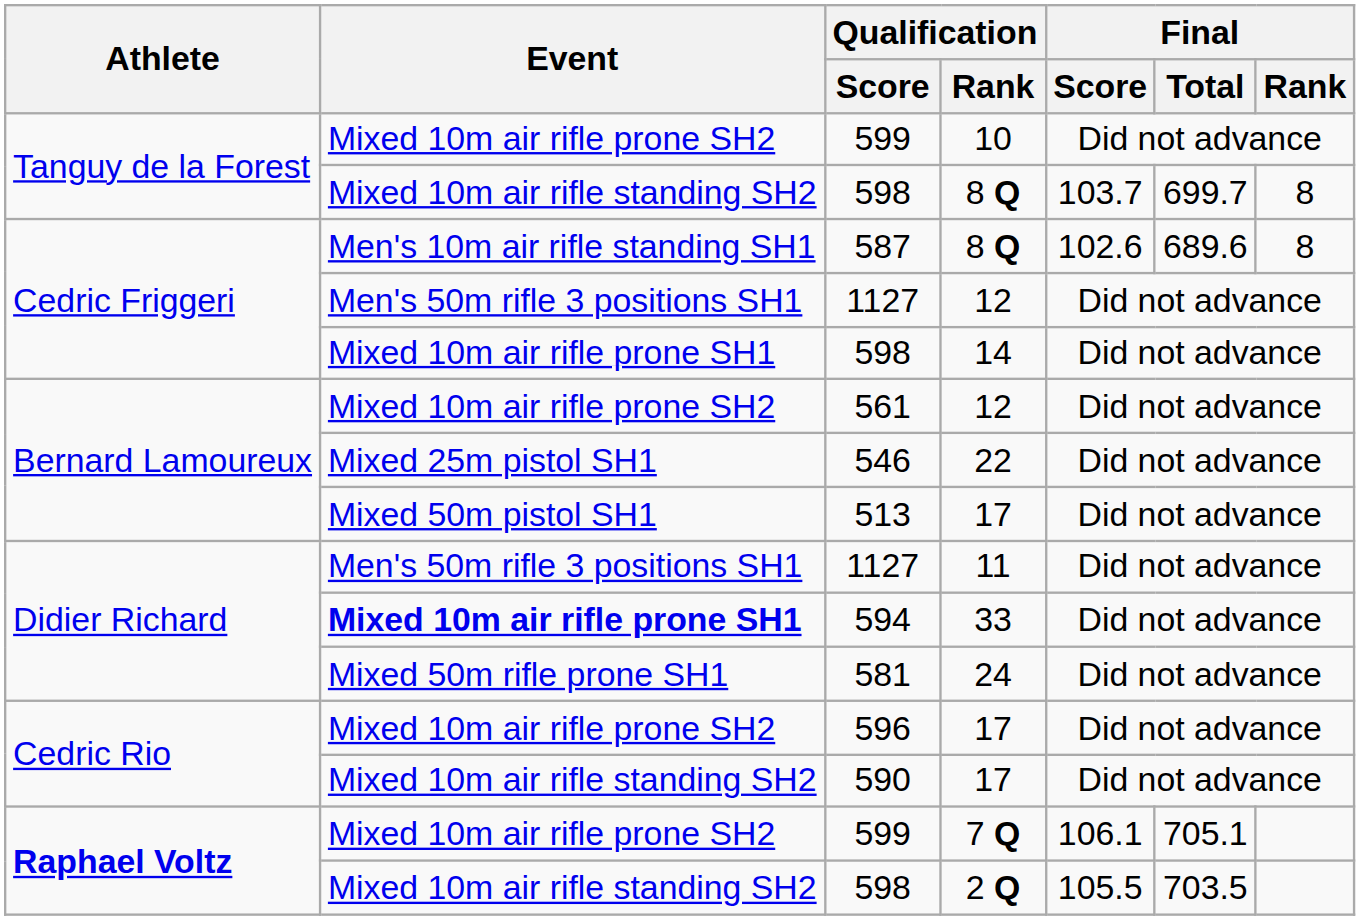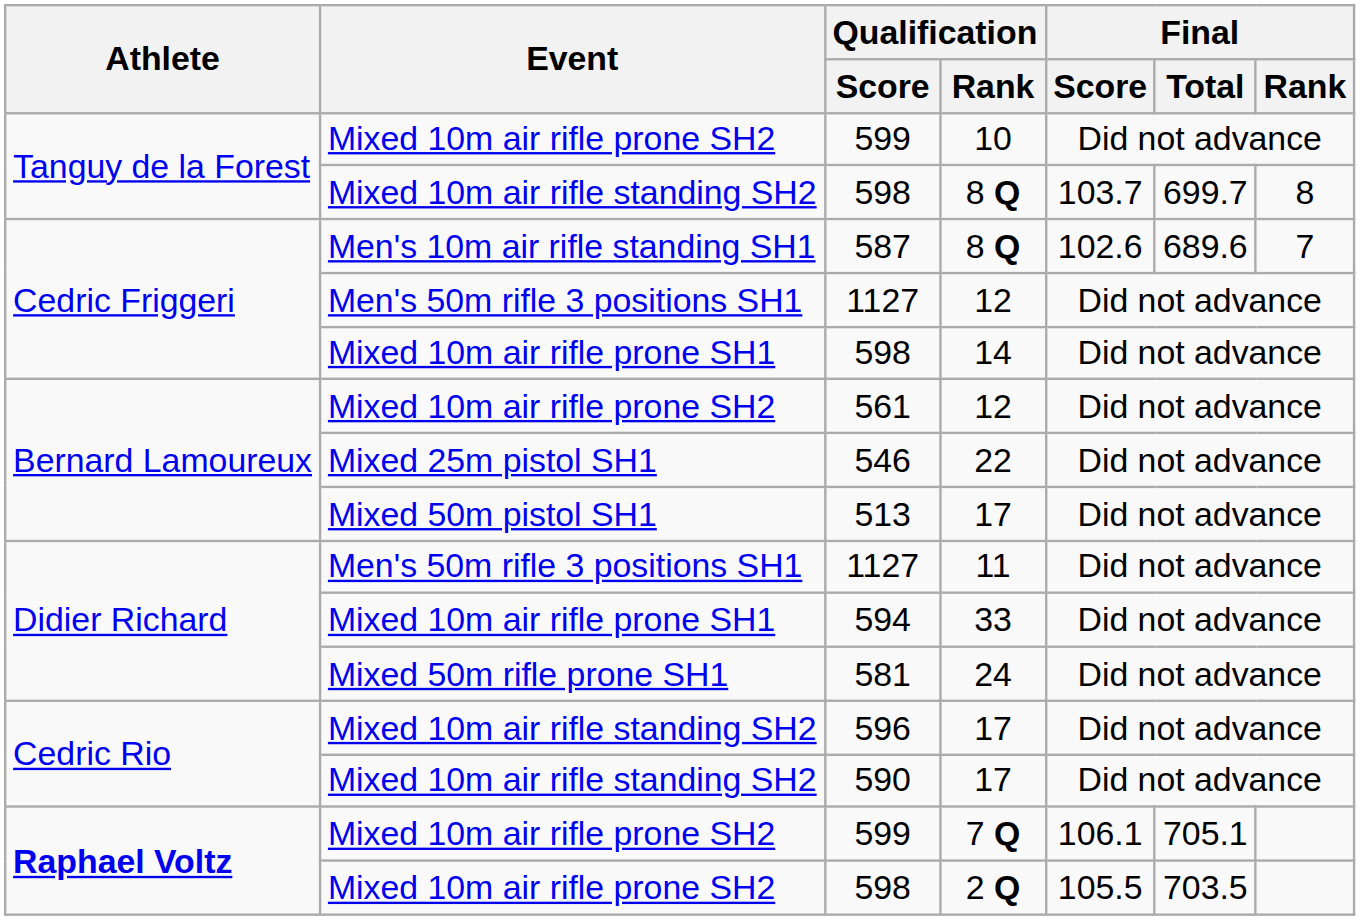(1305, 246) 8 -> (1305, 246) 7
(565, 620) bold -> (552, 620) normal
(552, 727) Mixed 10m air rifle prone SH2 -> (572, 727) Mixed 10m air rifle standing SH2
(572, 888) Mixed 10m air rifle standing SH2 -> (552, 888) Mixed 10m air rifle prone SH2
